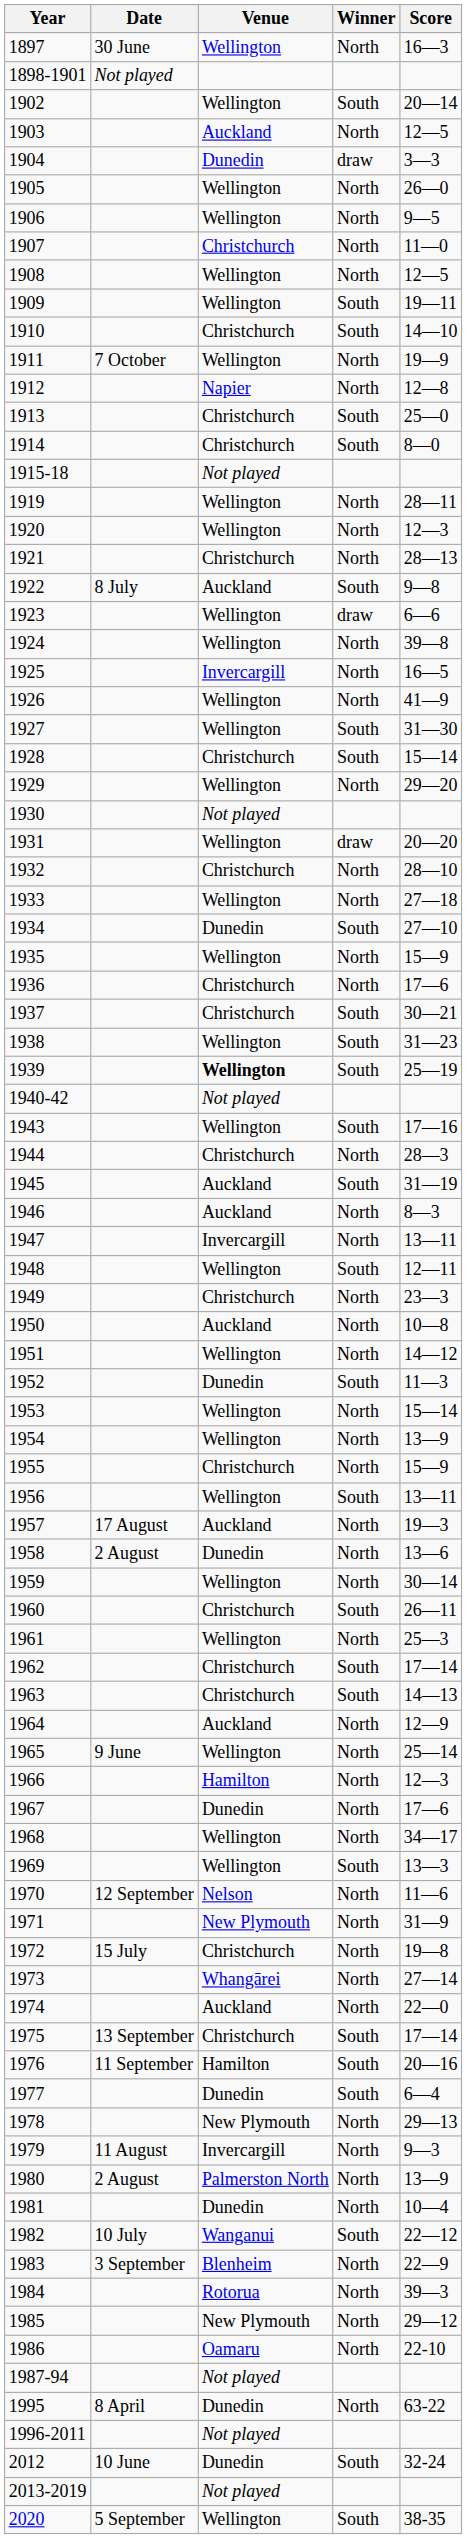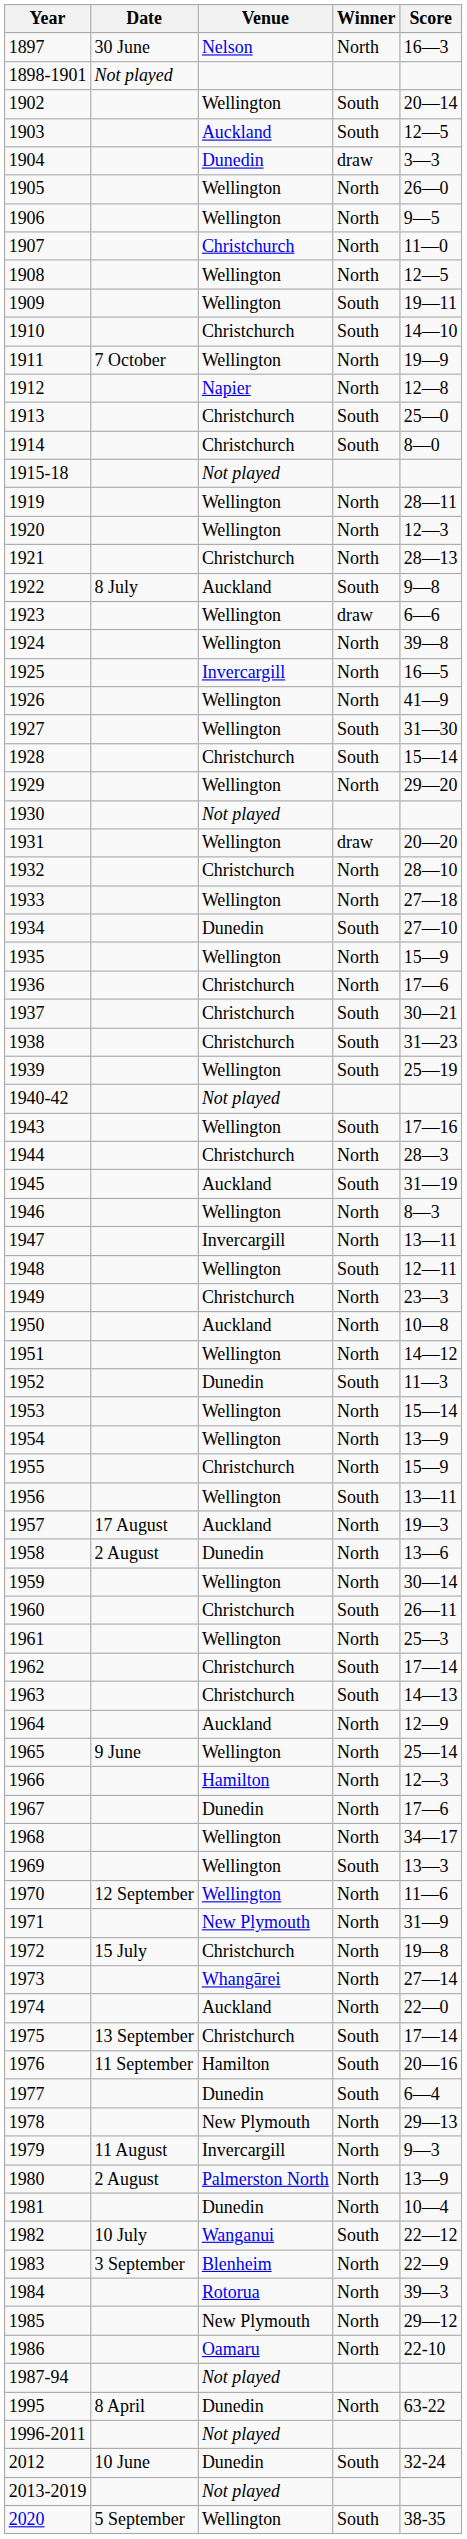(241, 47) Wellington -> (227, 47) Nelson
(358, 132) North -> (358, 132) South
(241, 1041) Wellington -> (248, 1041) Christchurch
(244, 1070) bold -> (241, 1070) normal
(237, 1212) Auckland -> (241, 1212) Wellington
(227, 1894) Nelson -> (241, 1894) Wellington
